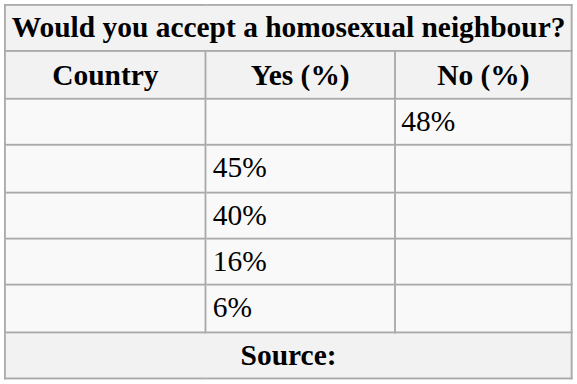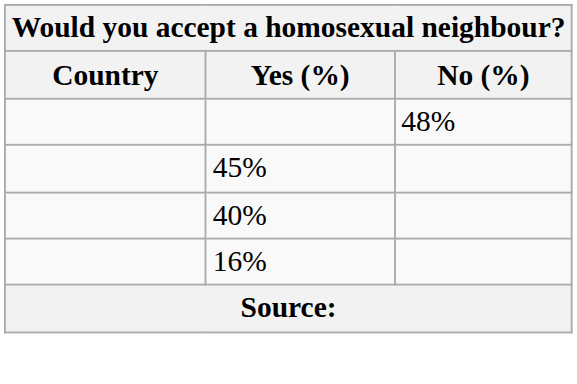- row: (232, 307)
